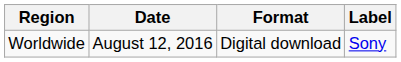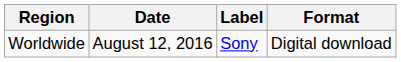columns swapped: (281, 17) <-> (370, 17)
